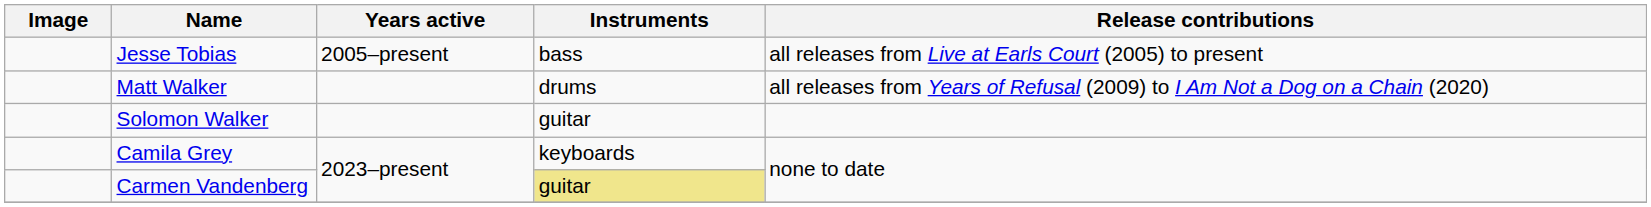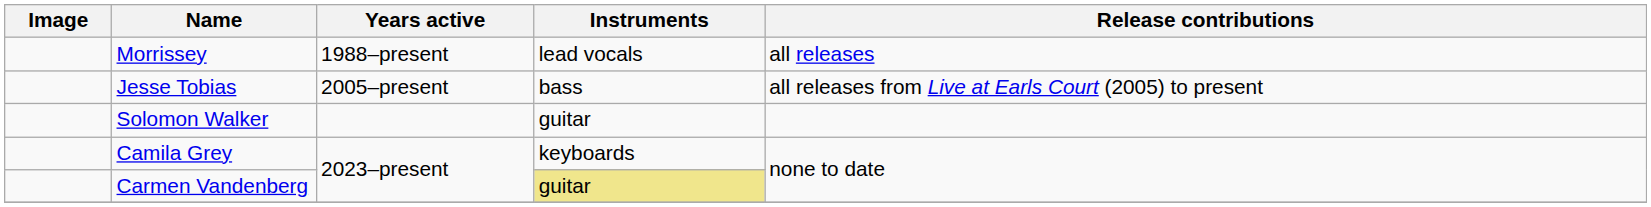+ row: (162, 53)
- row: (172, 86)
